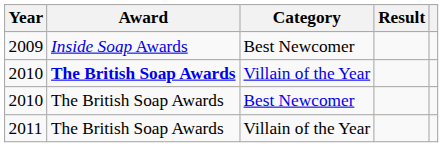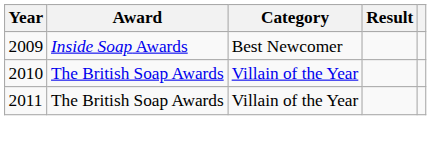(143, 73) bold -> (137, 73) normal
- row: (26, 100)
